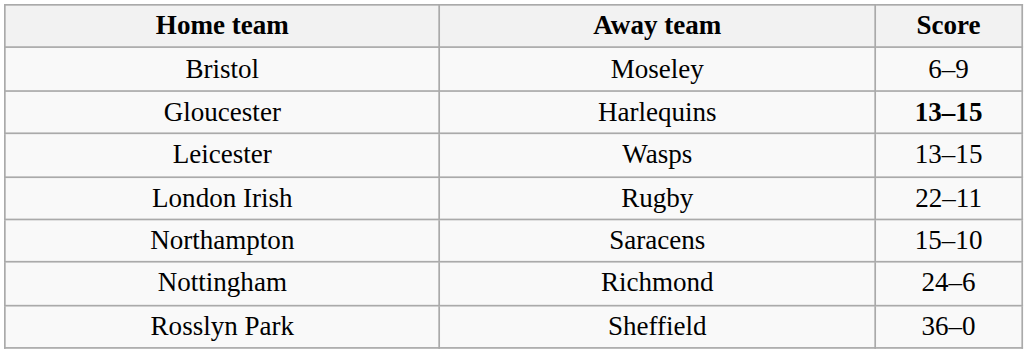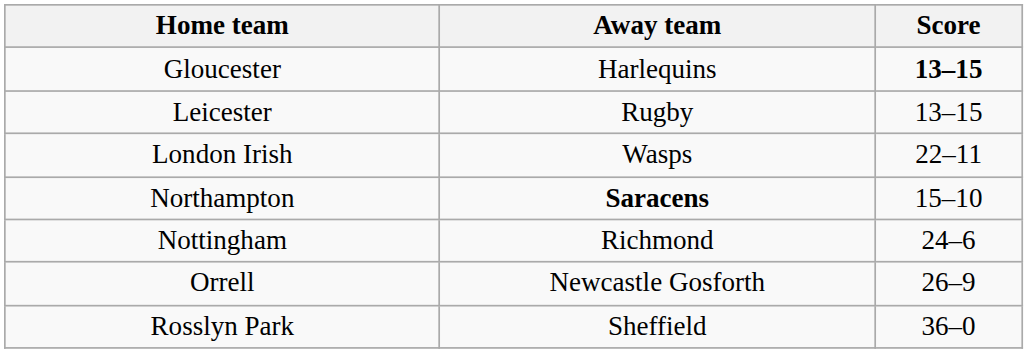- row: (222, 68)
(657, 154) Wasps -> (657, 111) Rugby
(657, 197) Rugby -> (657, 154) Wasps
(657, 240) normal -> (657, 197) bold
+ row: (222, 283)
